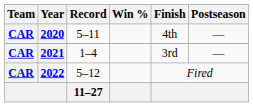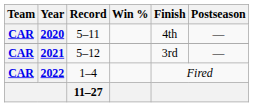(88, 53) 1–4 -> (88, 53) 5–12
(88, 73) 5–12 -> (88, 73) 1–4
